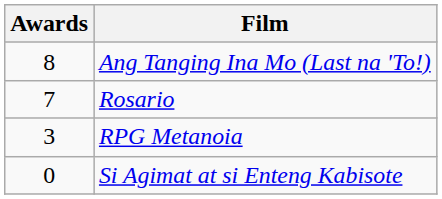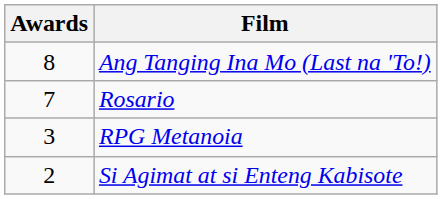(49, 174) 0 -> (49, 174) 2
